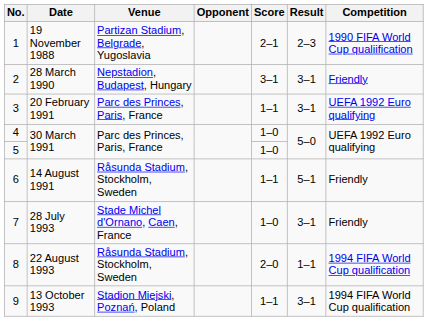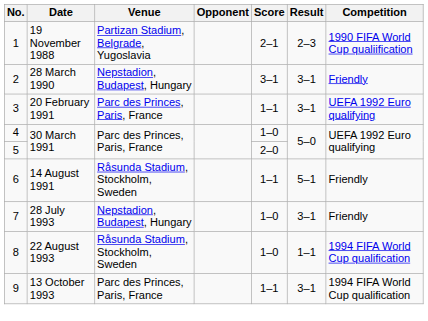(269, 150) 1–0 -> (269, 150) 2–0
(137, 222) Stade Michel d'Ornano, Caen, France -> (144, 216) Nepstadion, Budapest, Hungary
(269, 265) 2–0 -> (269, 252) 1–0
(136, 301) Stadion Miejski, Poznań, Poland -> (140, 288) Parc des Princes, Paris, France
